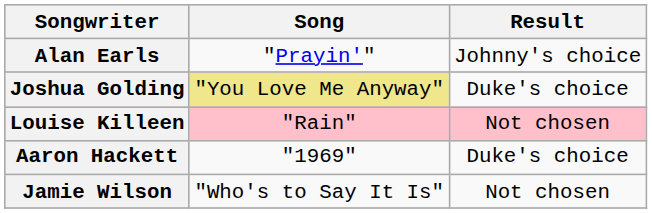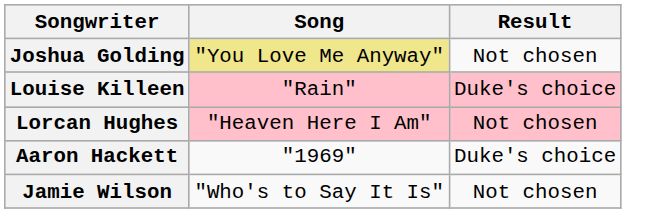- row: (97, 56)
(548, 90) Duke's choice -> (535, 56) Not chosen
(548, 123) Not chosen -> (535, 90) Duke's choice
+ row: (97, 123)
